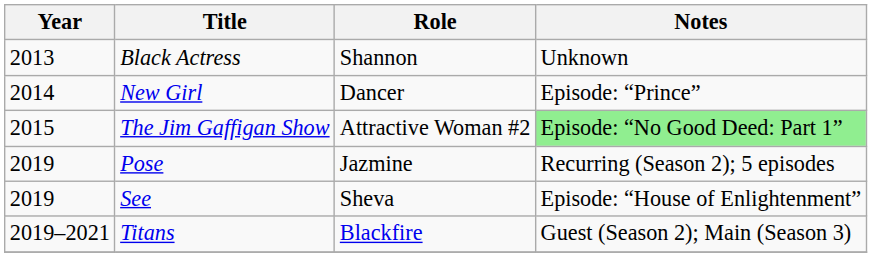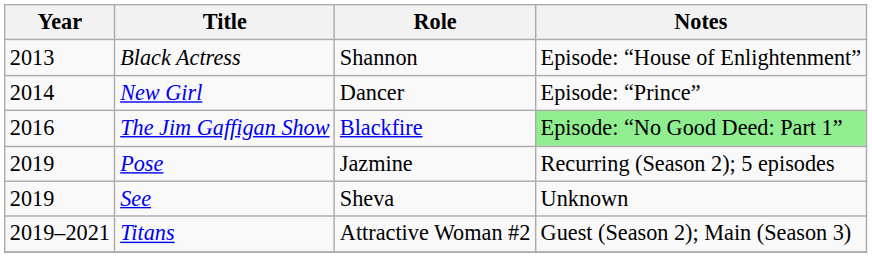(584, 57) Unknown -> (701, 57) Episode: “House of Enlightenment”
(32, 127) 2015 -> (32, 127) 2016
(435, 127) Attractive Woman #2 -> (381, 127) Blackfire
(701, 198) Episode: “House of Enlightenment” -> (584, 198) Unknown
(381, 233) Blackfire -> (435, 233) Attractive Woman #2
